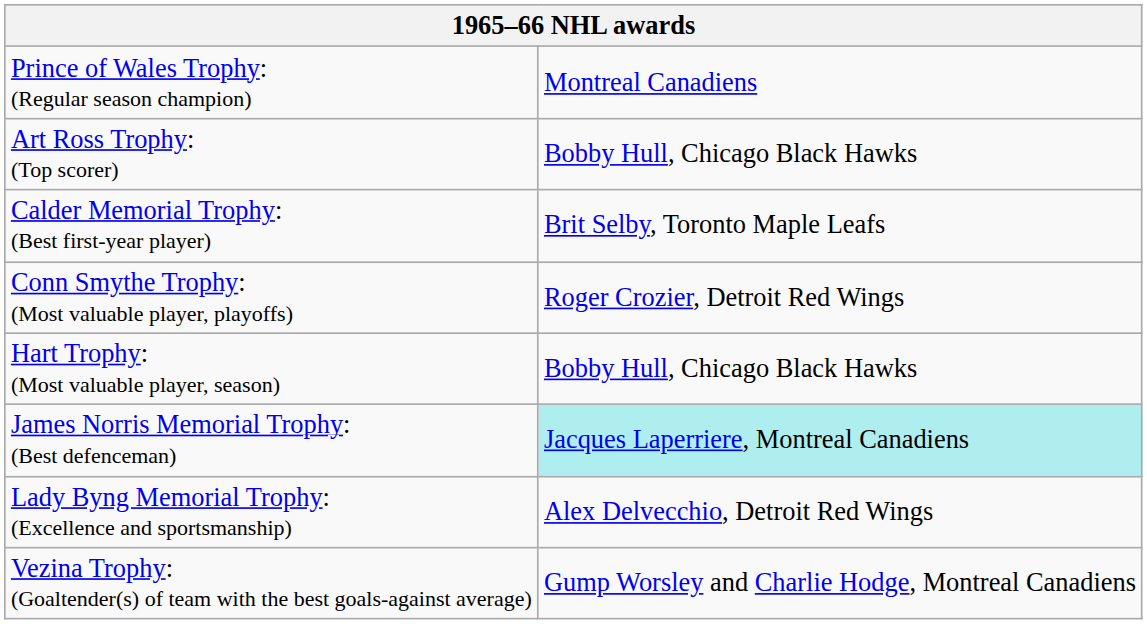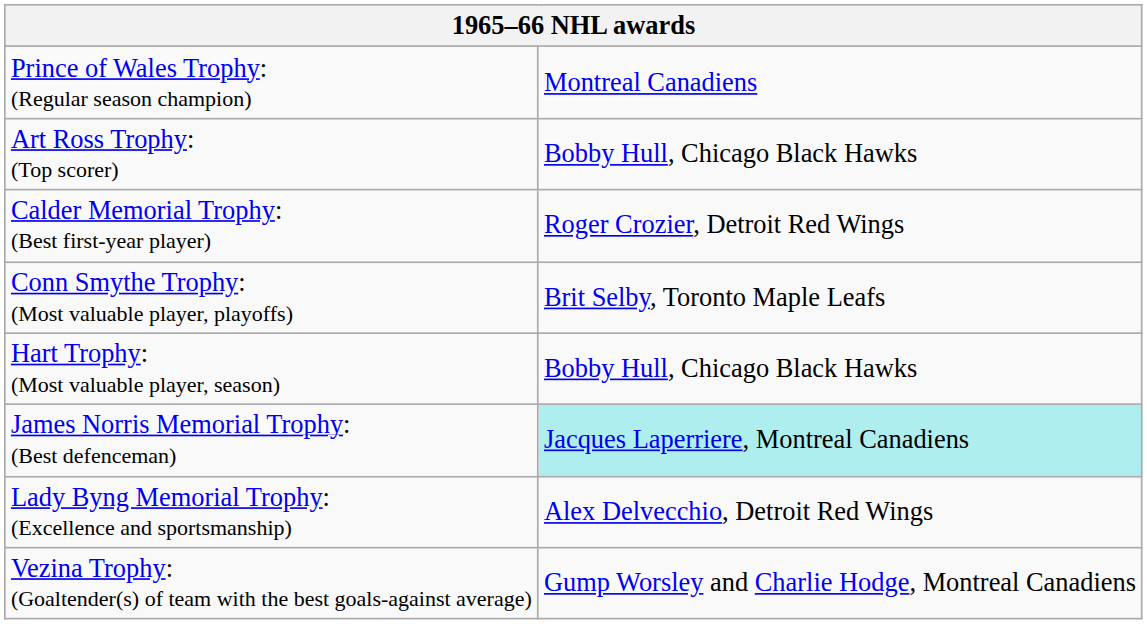(715, 225) Brit Selby, Toronto Maple Leafs -> (724, 225) Roger Crozier, Detroit Red Wings
(724, 296) Roger Crozier, Detroit Red Wings -> (715, 296) Brit Selby, Toronto Maple Leafs
